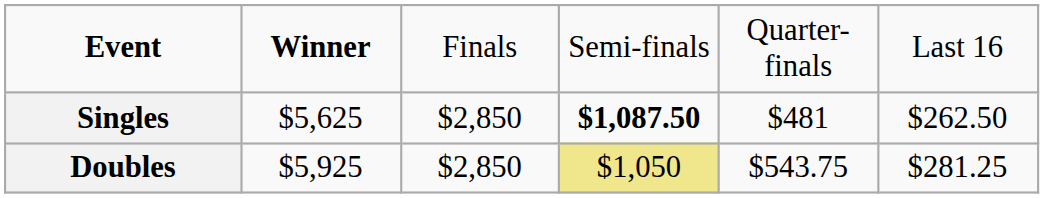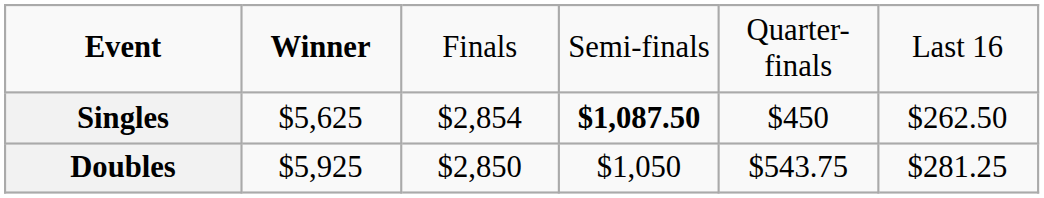(480, 116) $2,850 -> (480, 116) $2,854
(798, 116) $481 -> (798, 116) $450
(639, 167) khaki background -> (639, 167) no background
